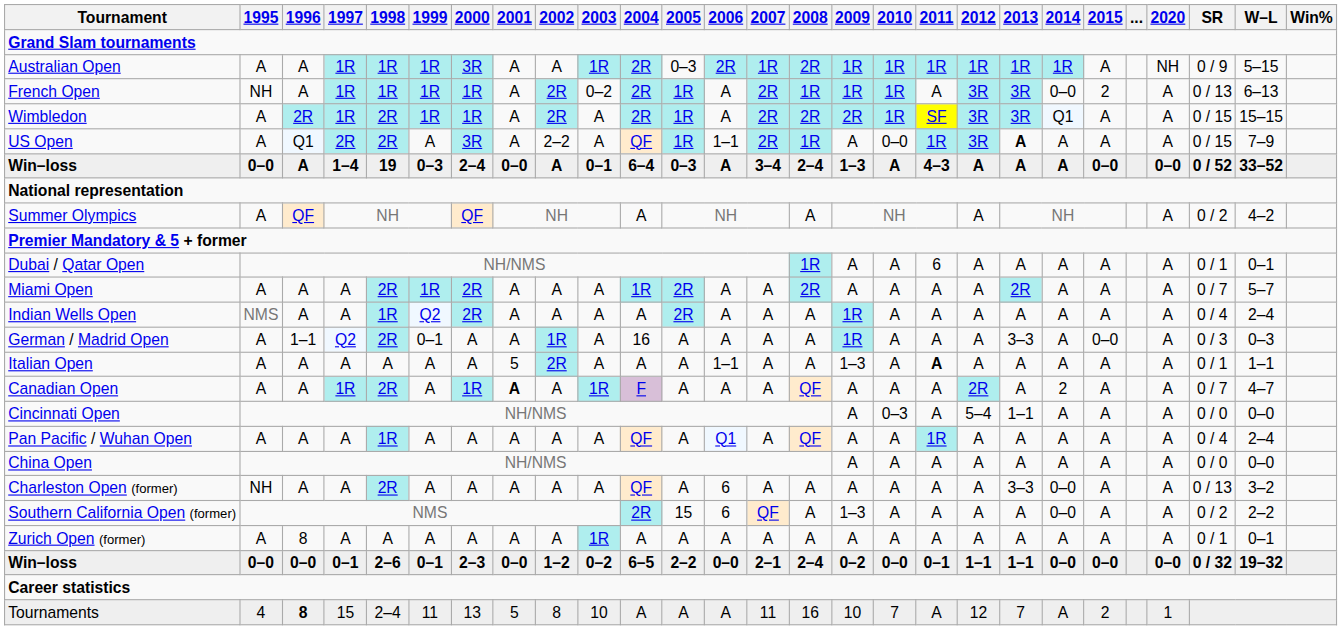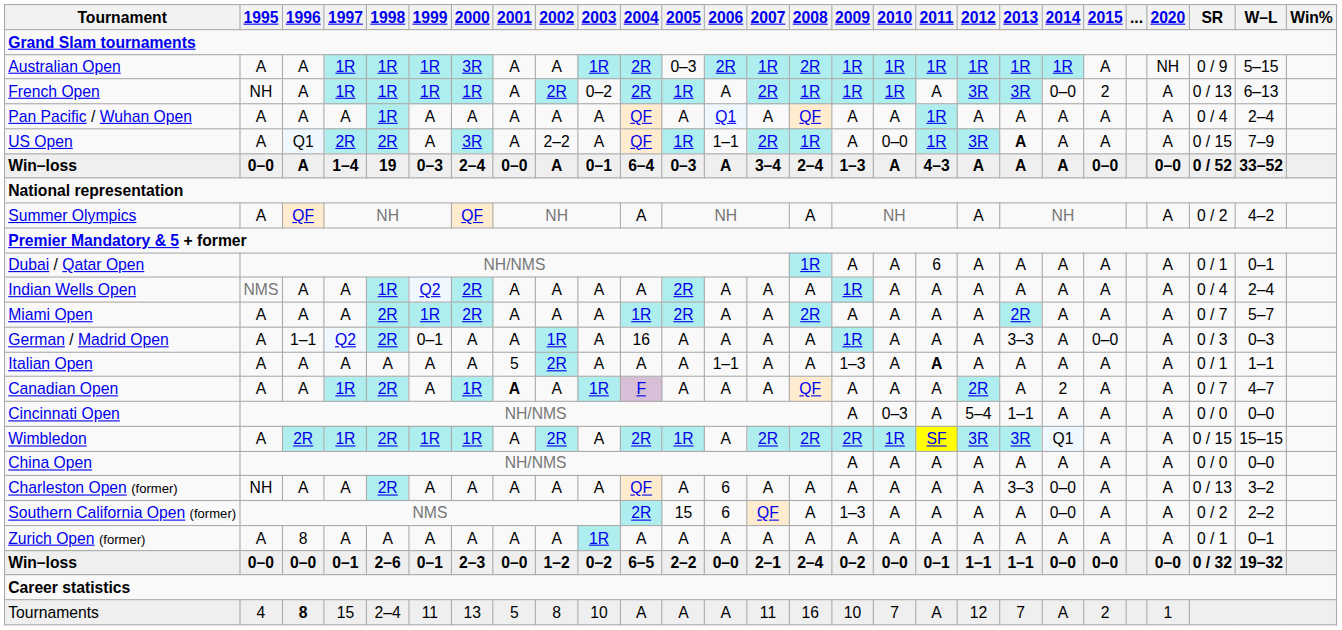rows swapped: (47, 117) <-> (100, 439)
rows swapped: (72, 315) <-> (51, 290)
